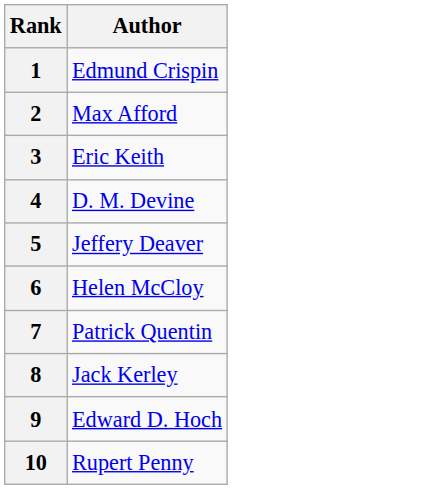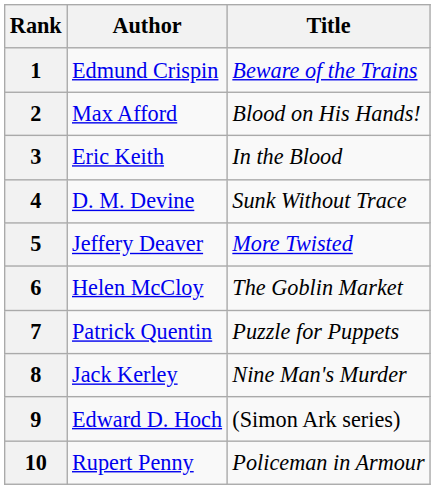+ column: (328, 26)
